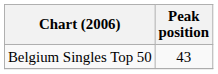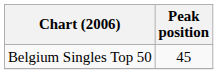(184, 56) 43 -> (184, 56) 45
